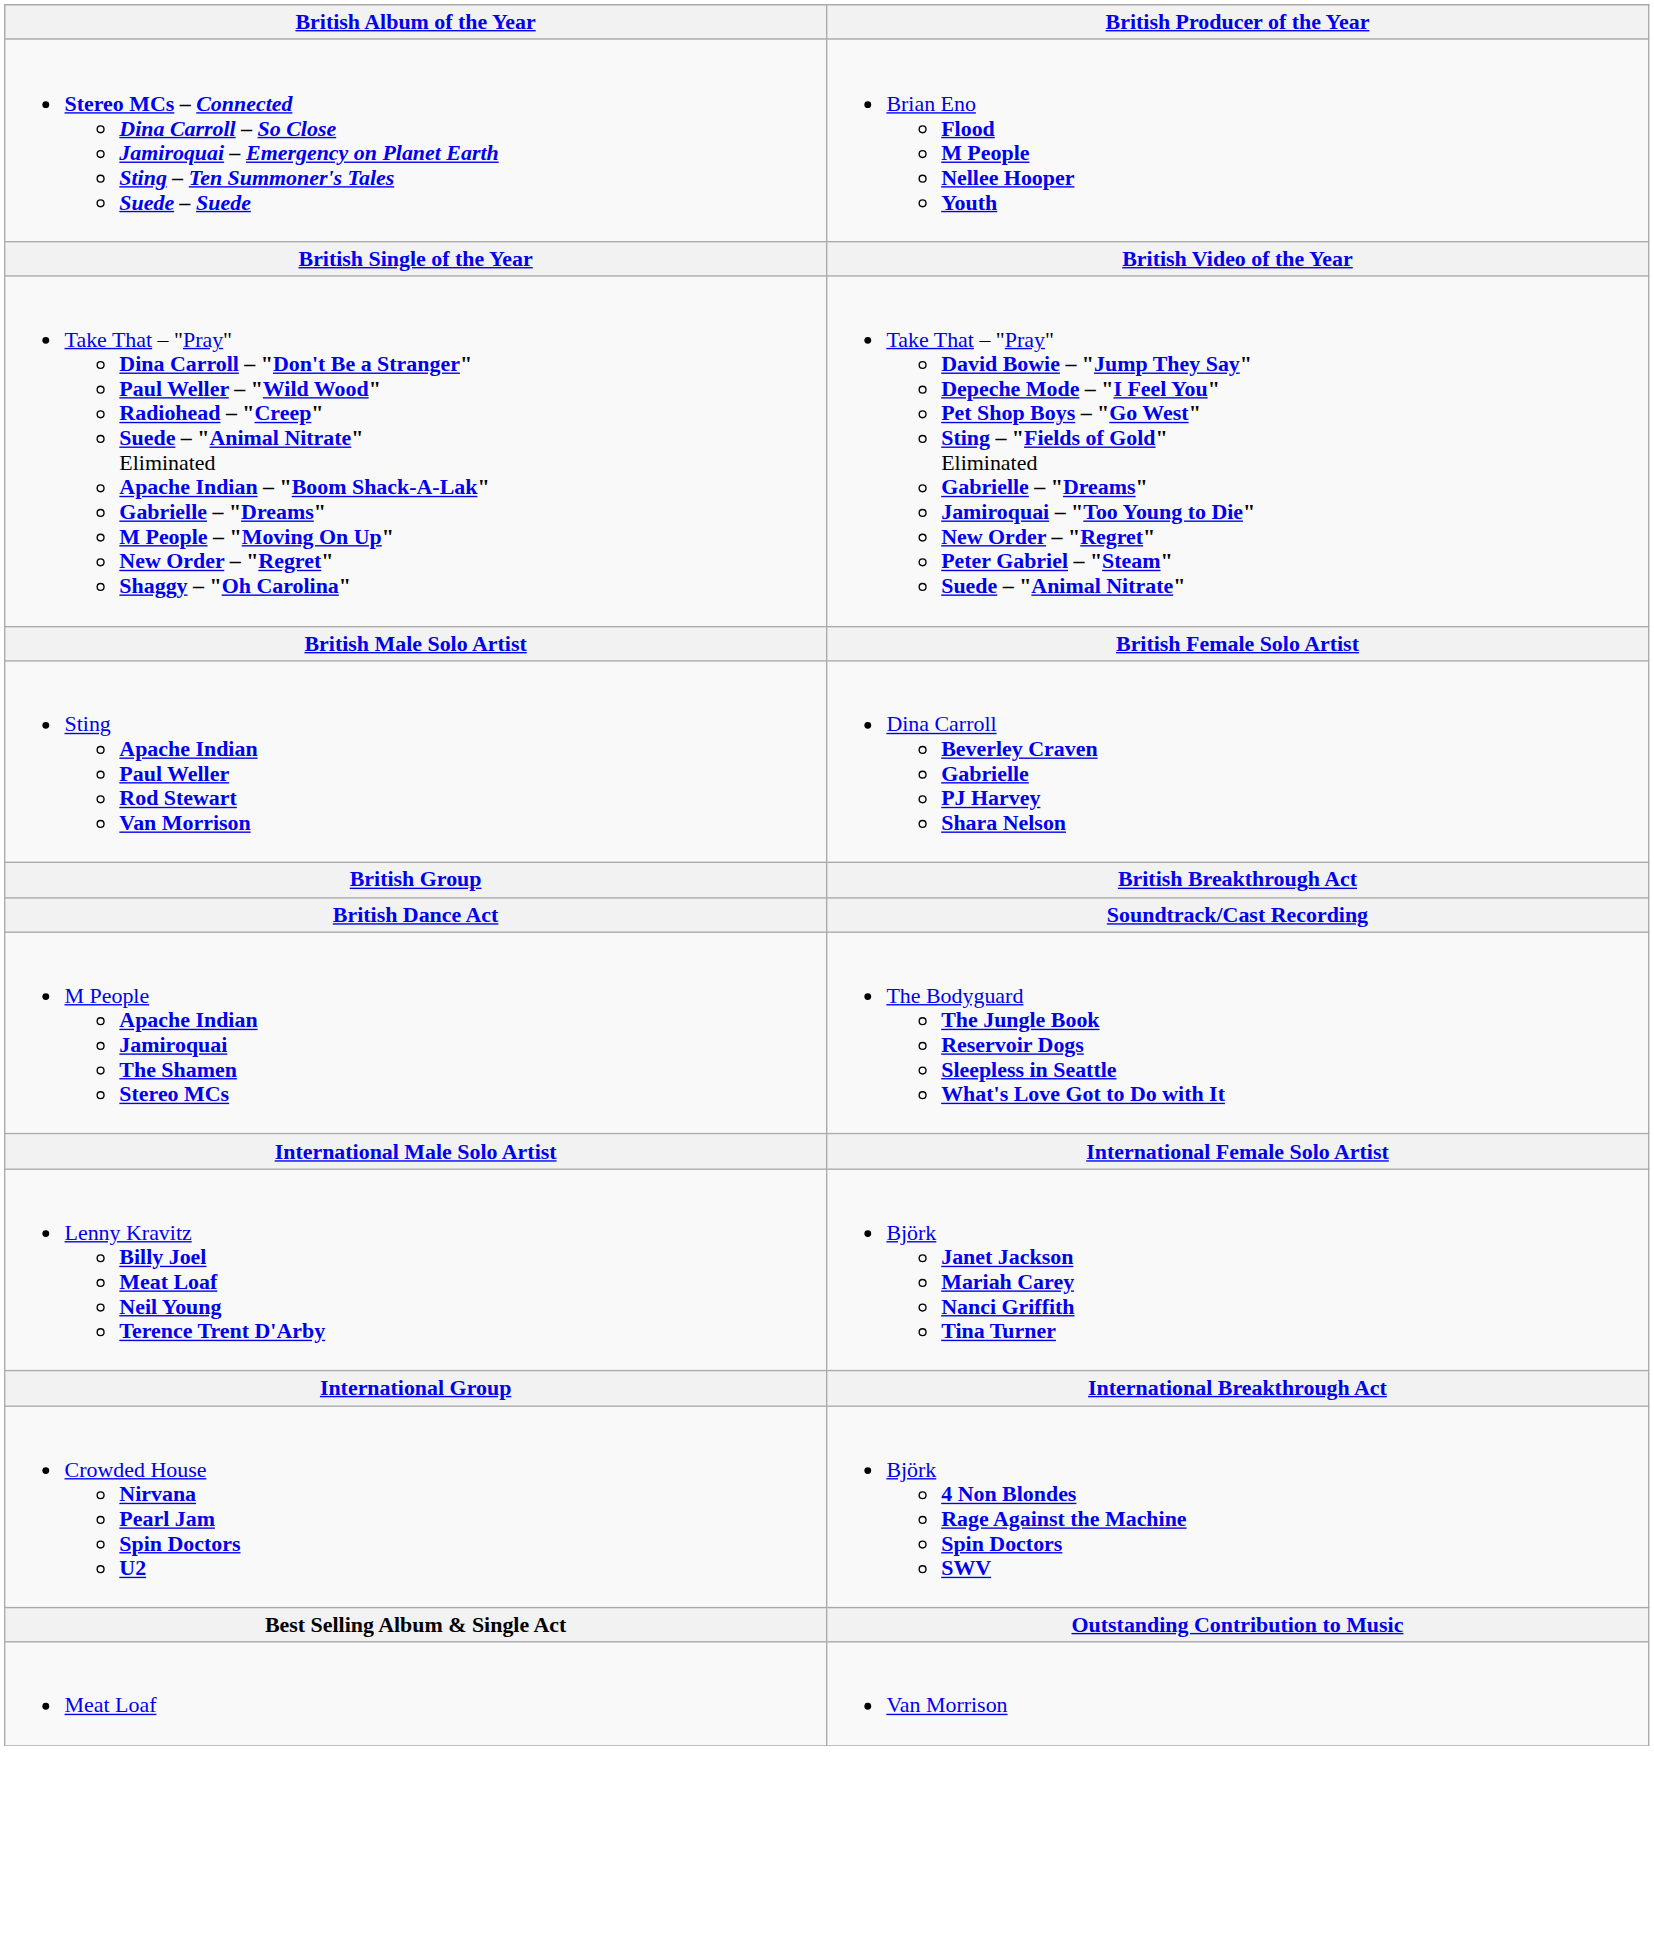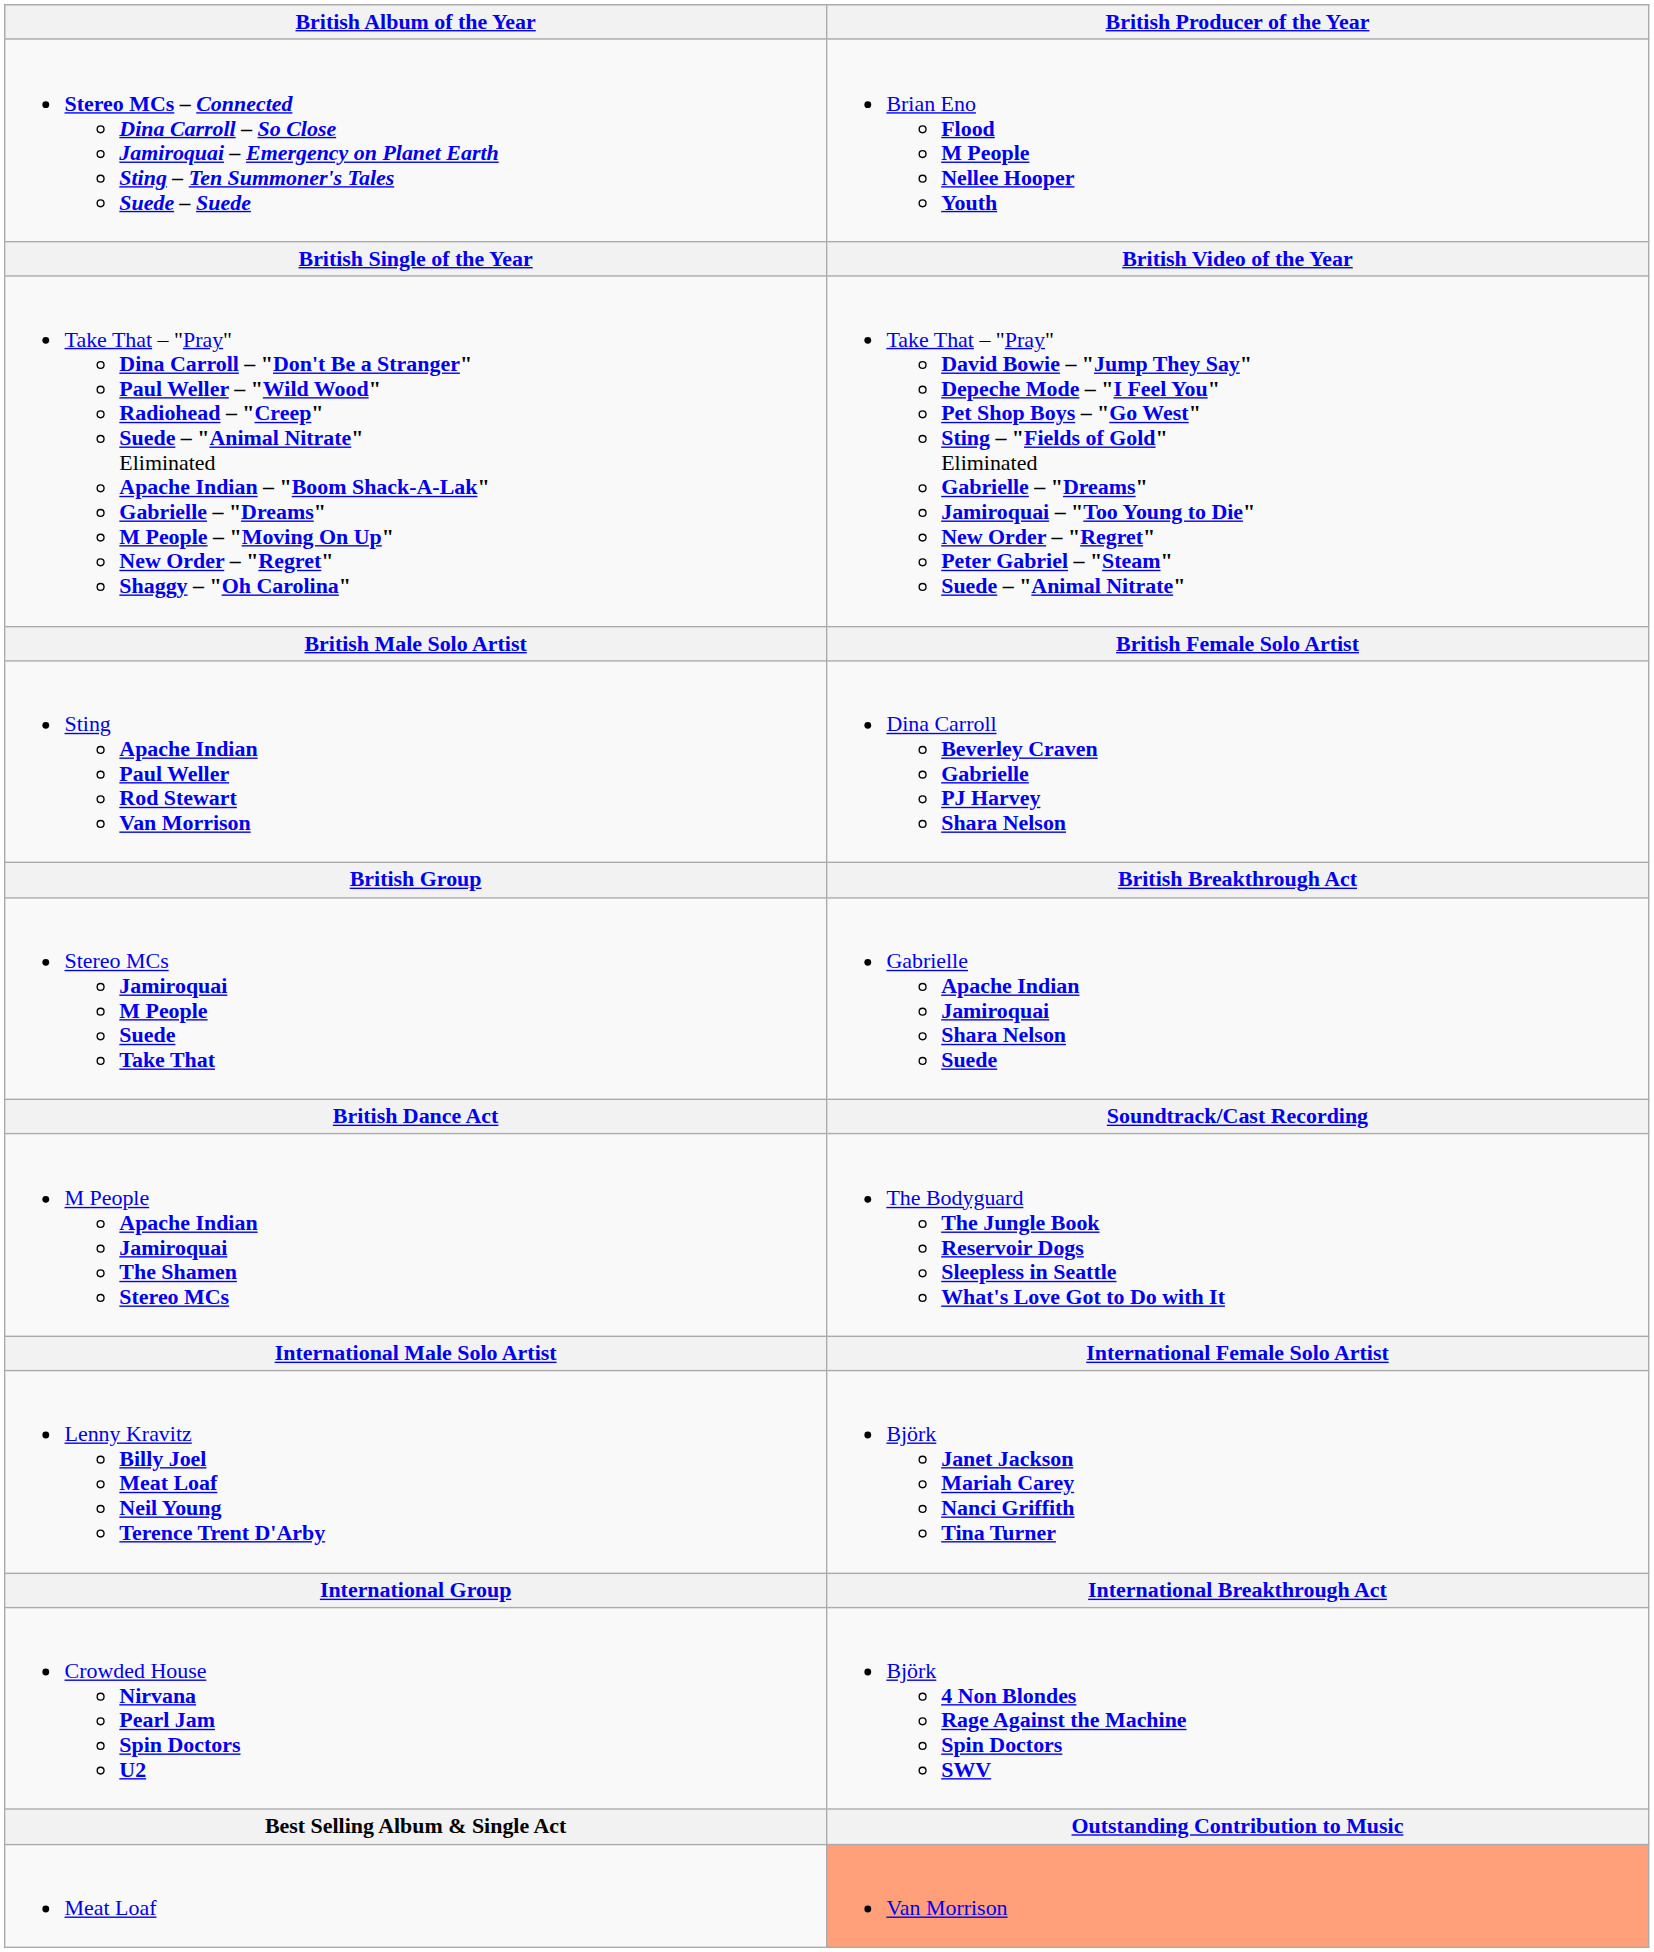+ row: (416, 1011)
(1237, 1706) no background -> (1237, 1908) lightsalmon background
